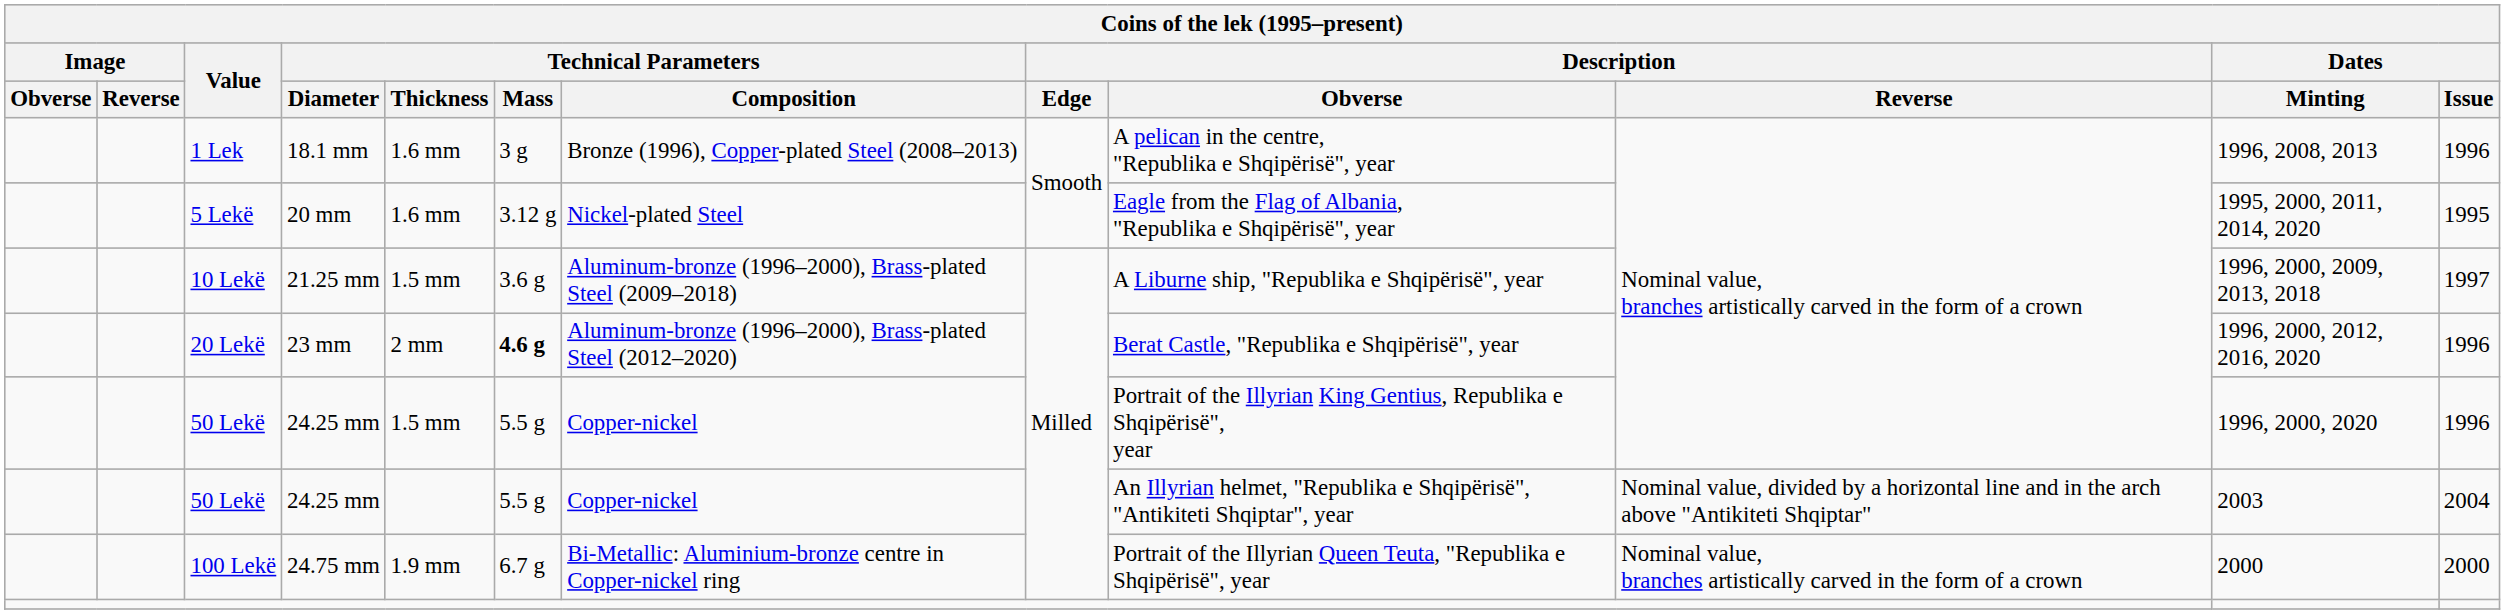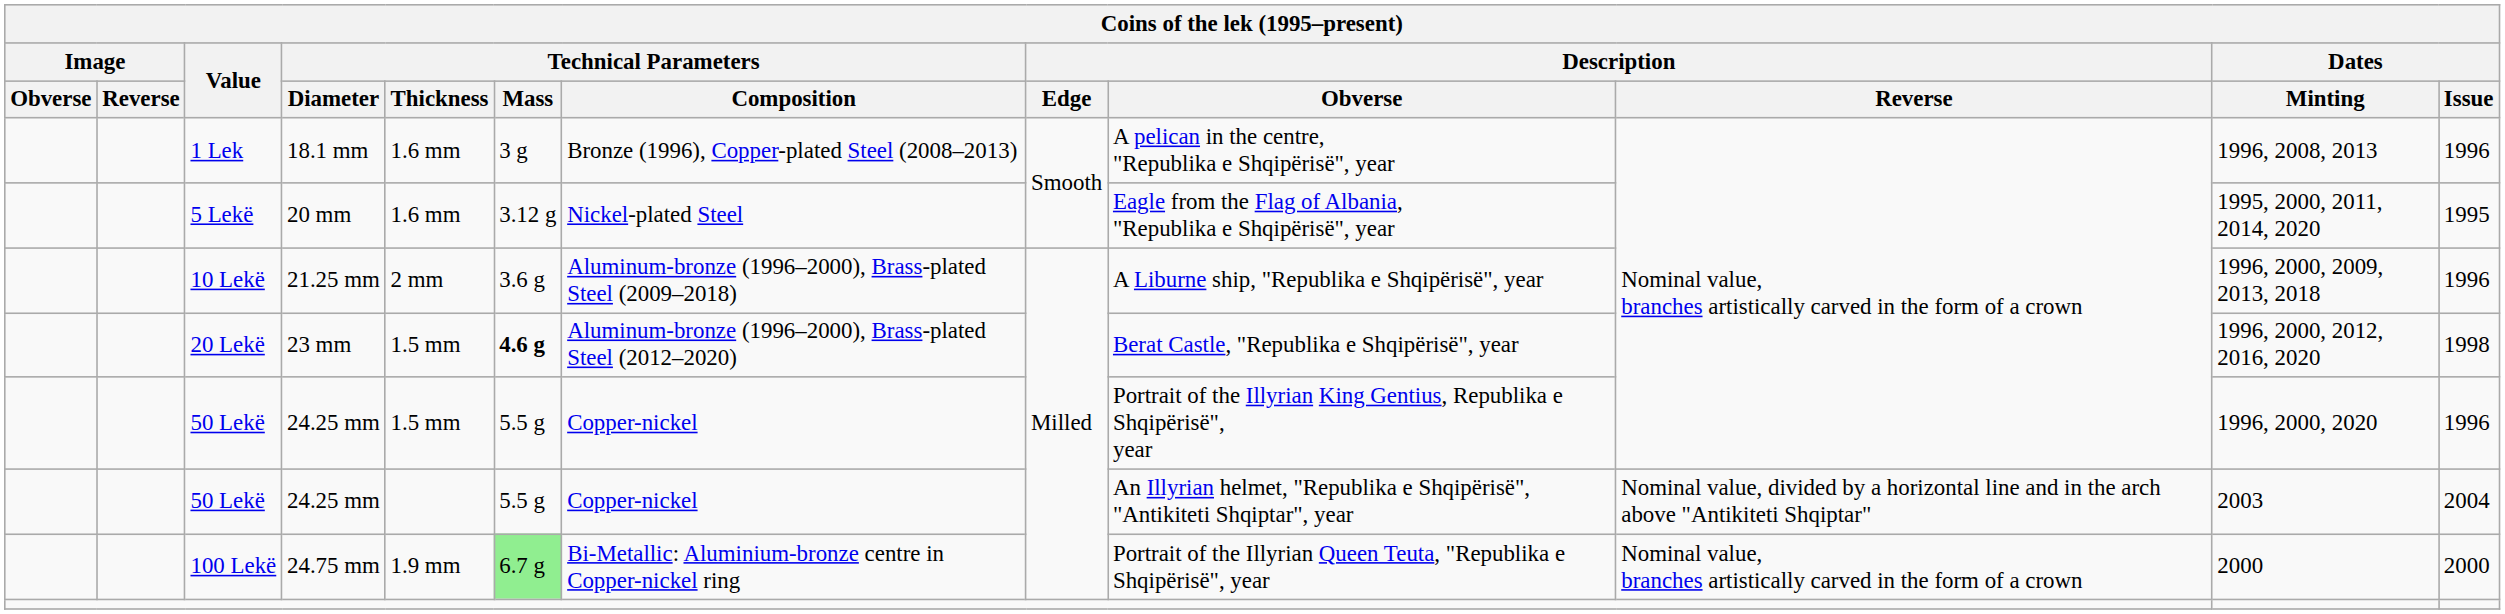(426, 280) 1.5 mm -> (417, 280) 2 mm
(2467, 280) 1997 -> (2467, 280) 1996
(417, 344) 2 mm -> (426, 344) 1.5 mm
(2467, 344) 1996 -> (2467, 344) 1998
(522, 566) no background -> (522, 566) lightgreen background
